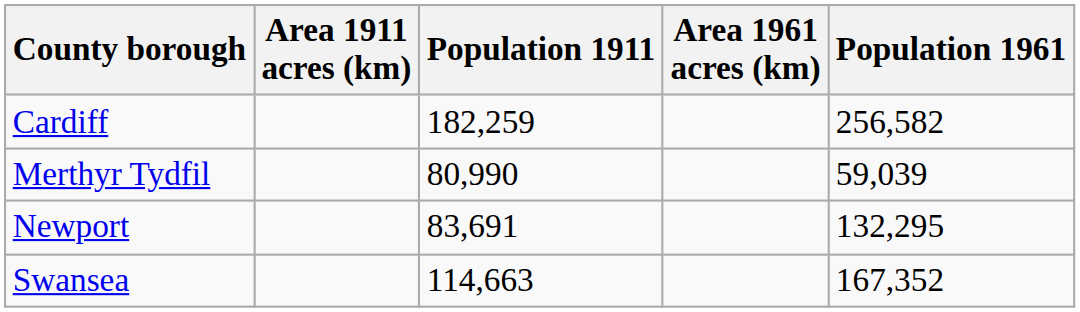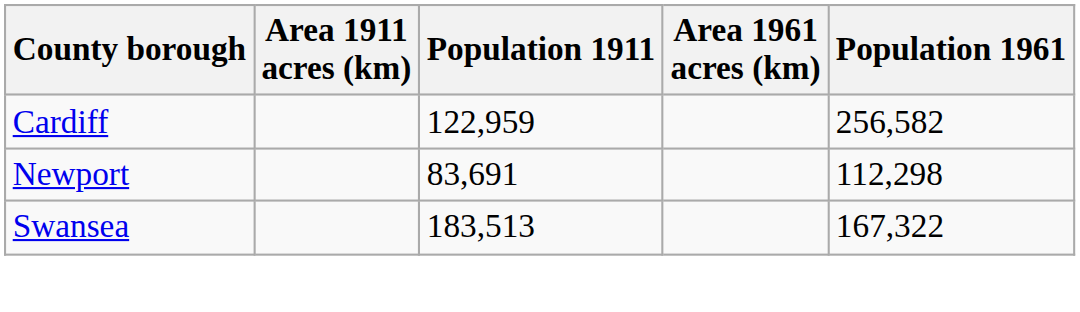(481, 121) 182,259 -> (481, 121) 122,959
- row: (112, 173)
(890, 226) 132,295 -> (889, 173) 112,298
(480, 279) 114,663 -> (481, 226) 183,513
(890, 279) 167,352 -> (890, 226) 167,322
